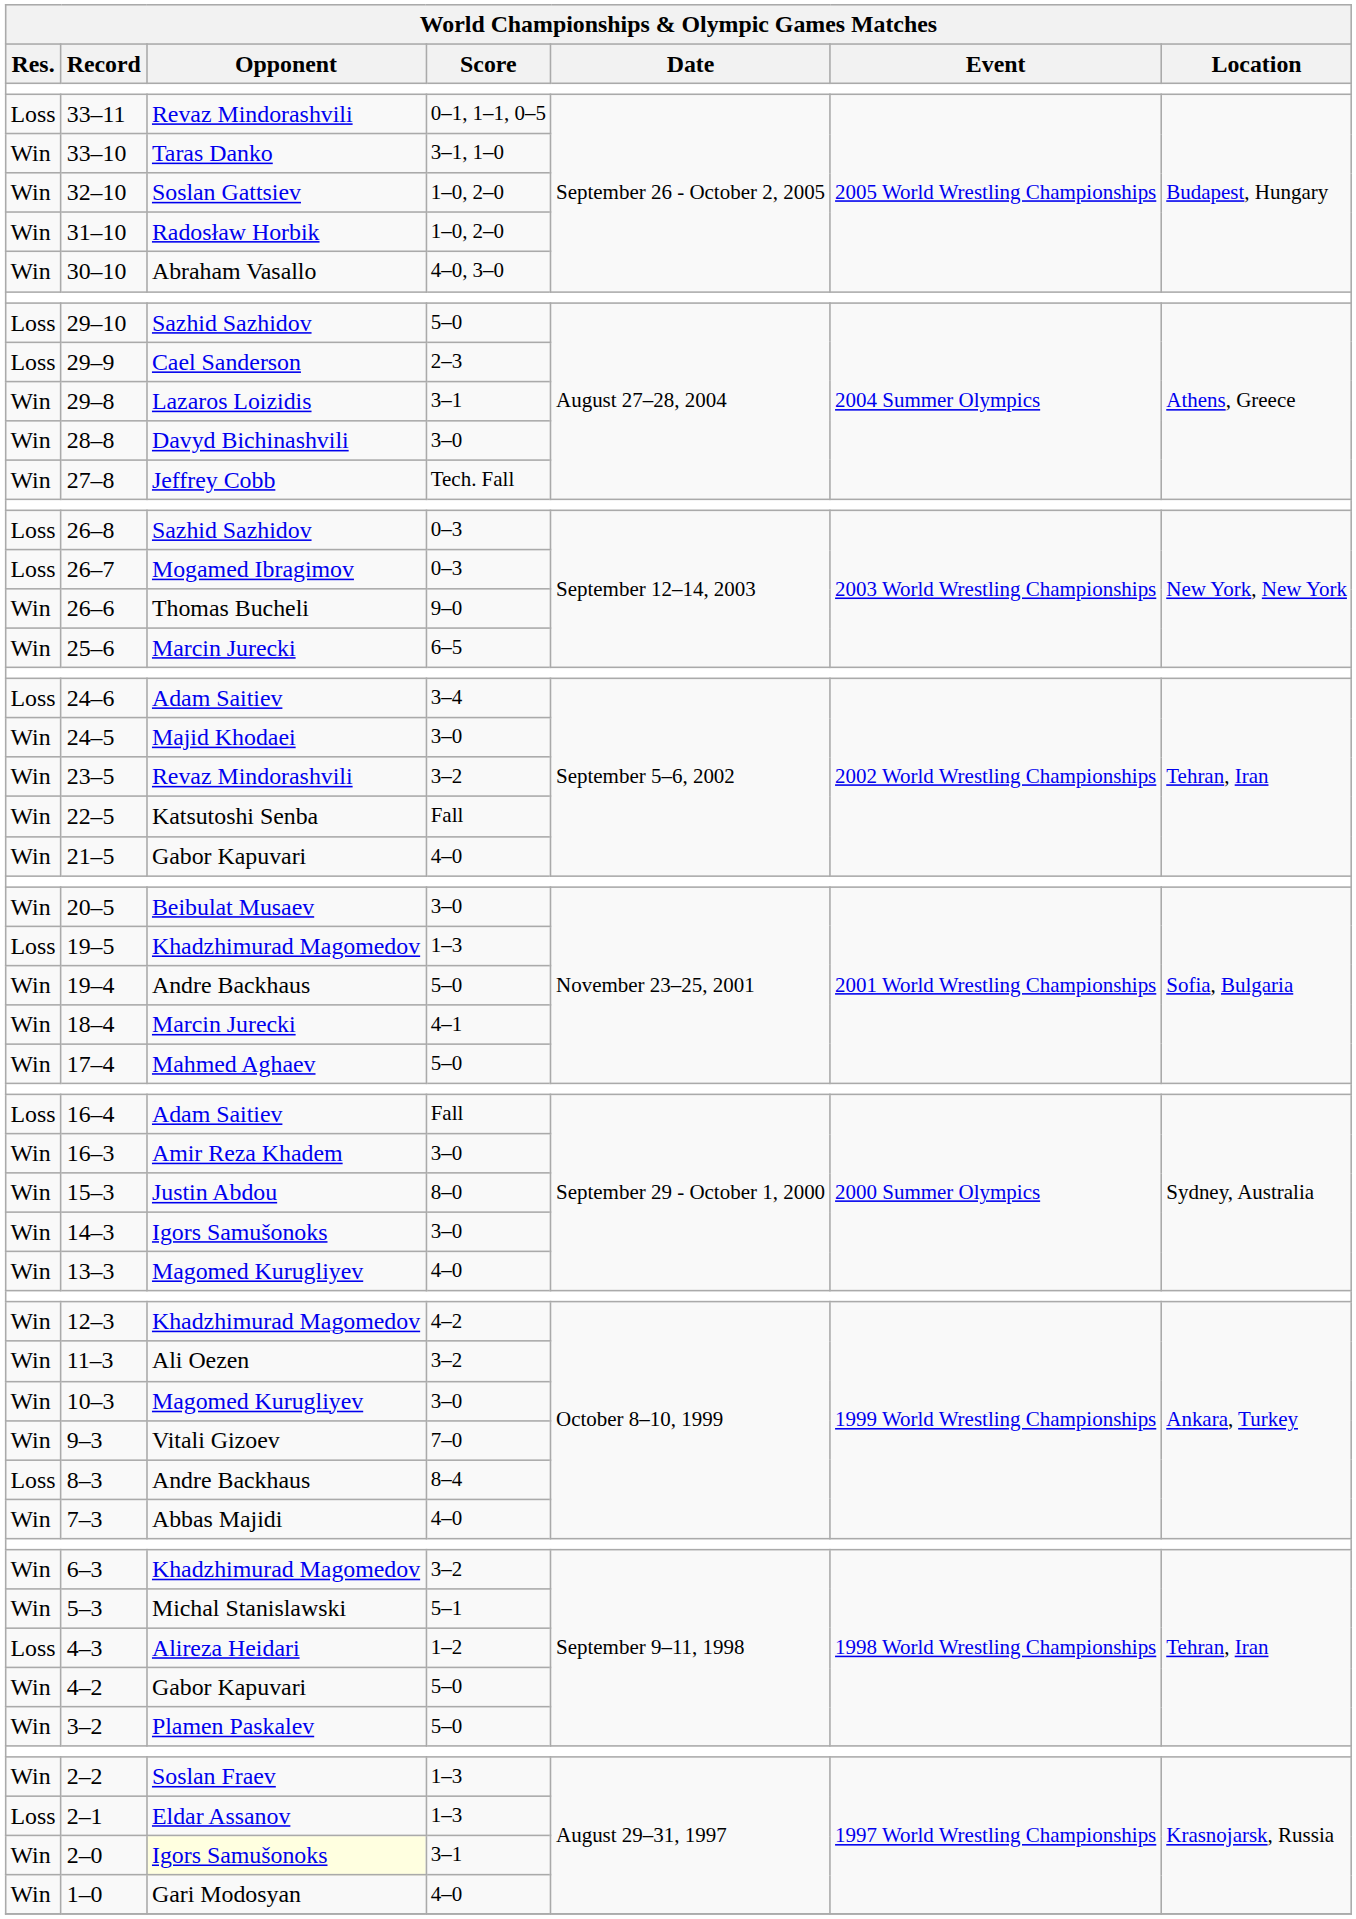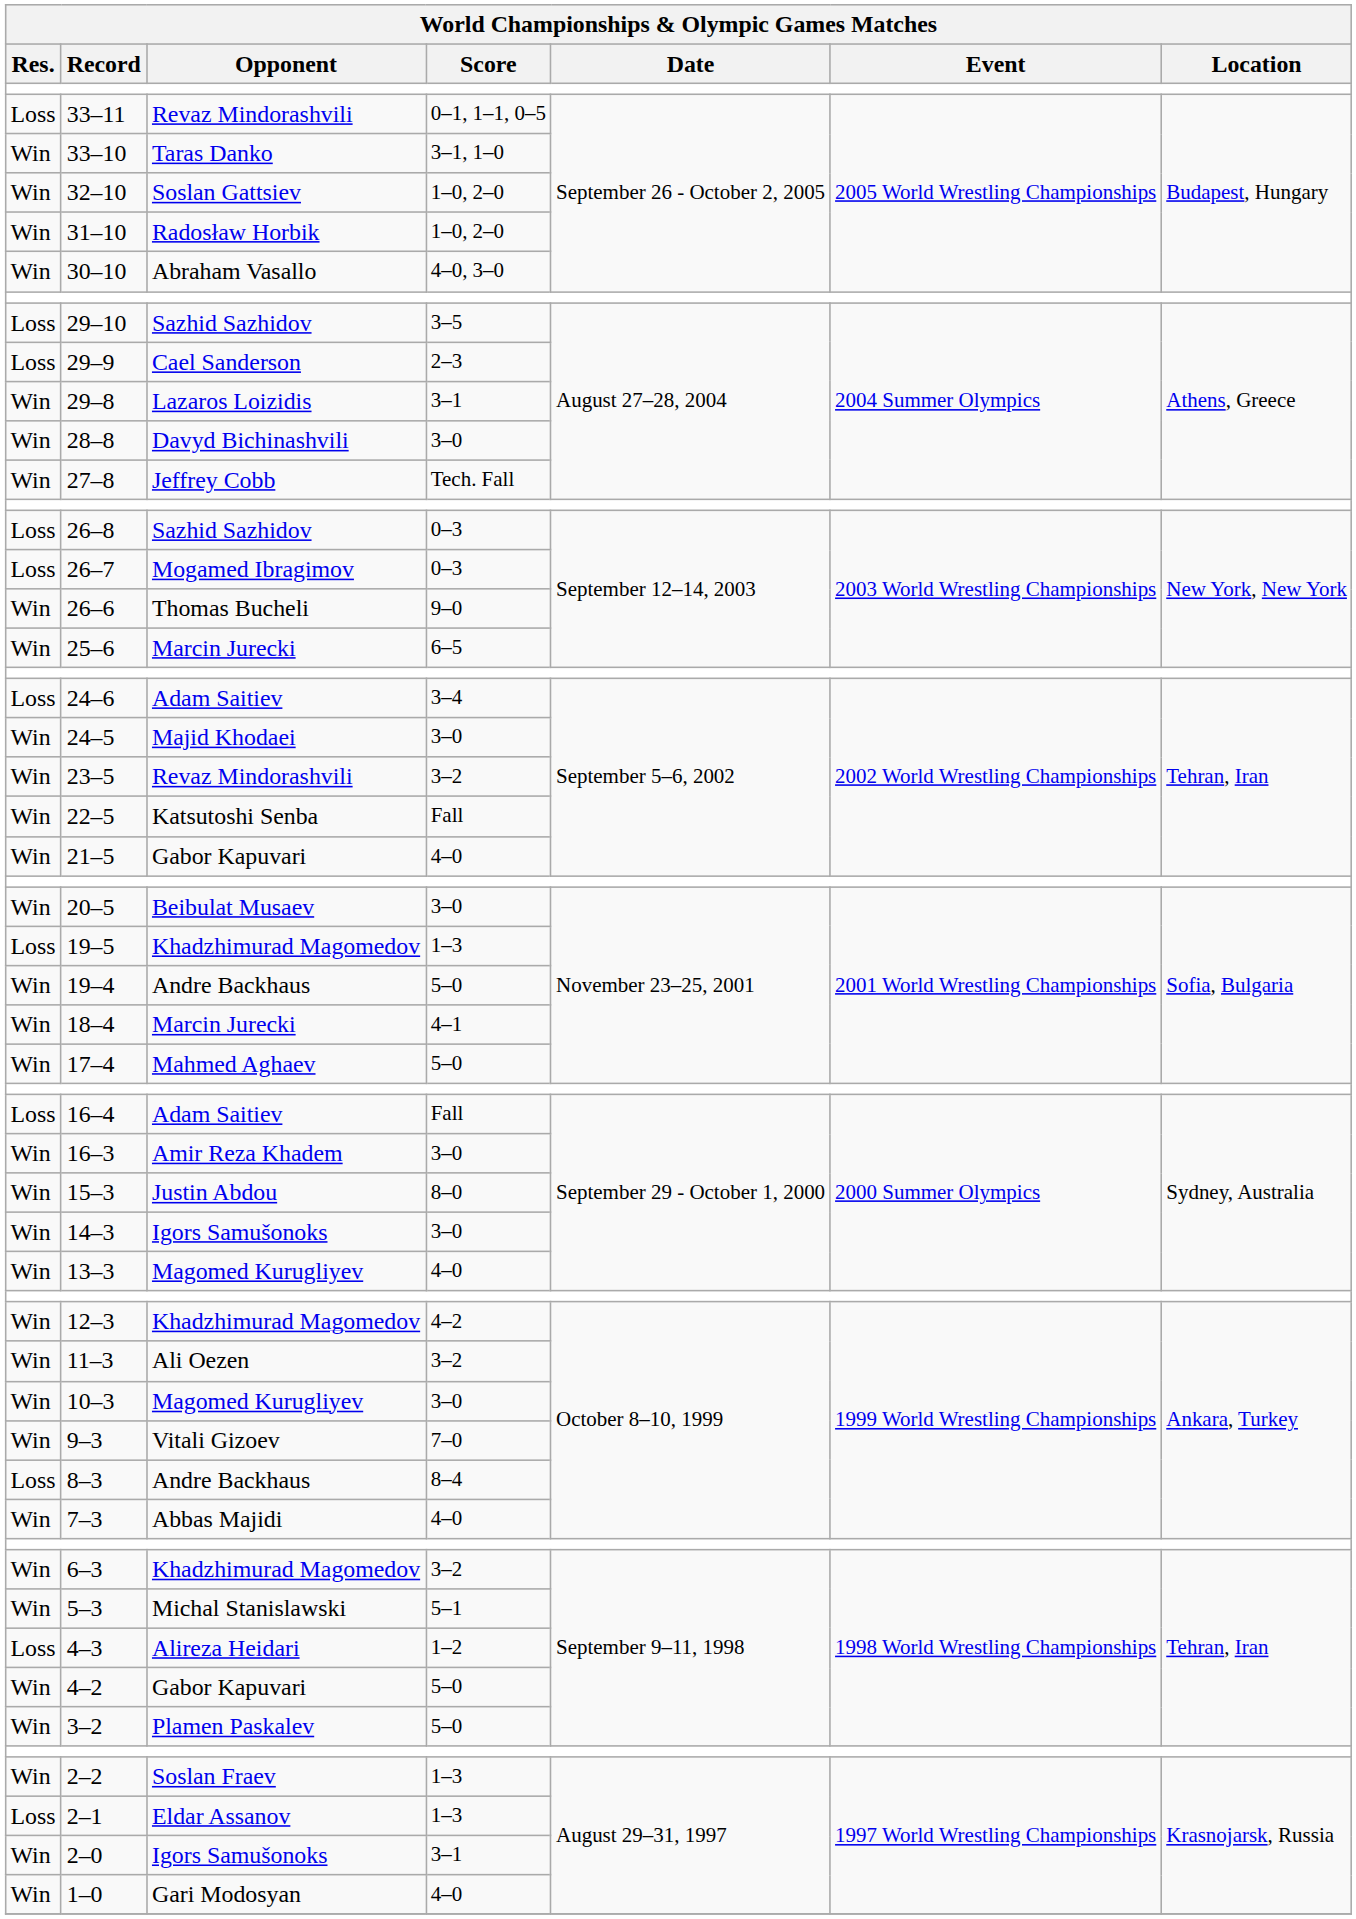(446, 321) 5–0 -> (446, 321) 3–5
(240, 1855) lightyellow background -> (240, 1855) no background
